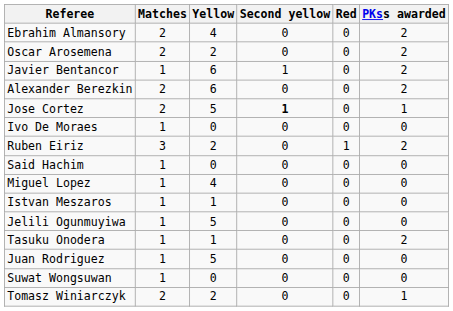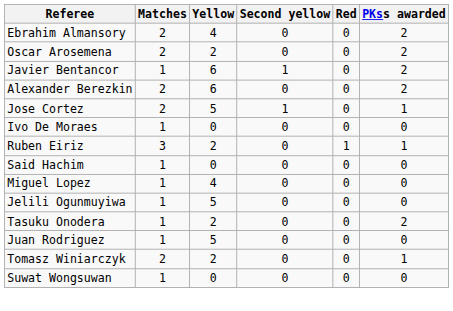(285, 108) bold -> (285, 108) normal
(404, 146) 2 -> (404, 146) 1
- row: (59, 202)
(213, 240) 1 -> (213, 221) 2
rows swapped: (66, 297) <-> (59, 278)
